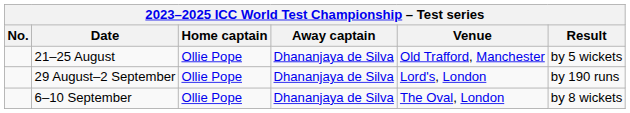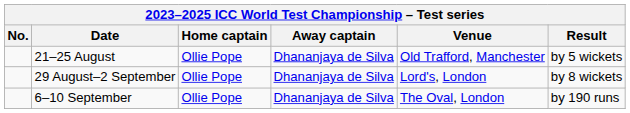(585, 77) by 190 runs -> (587, 77) by 8 wickets
(587, 98) by 8 wickets -> (585, 98) by 190 runs
